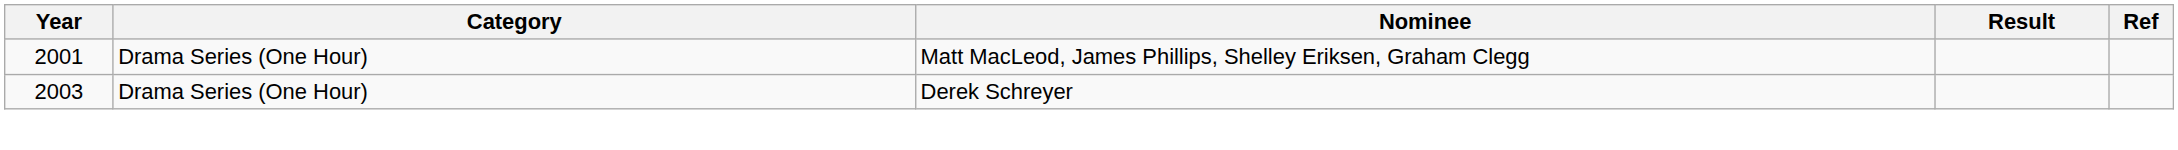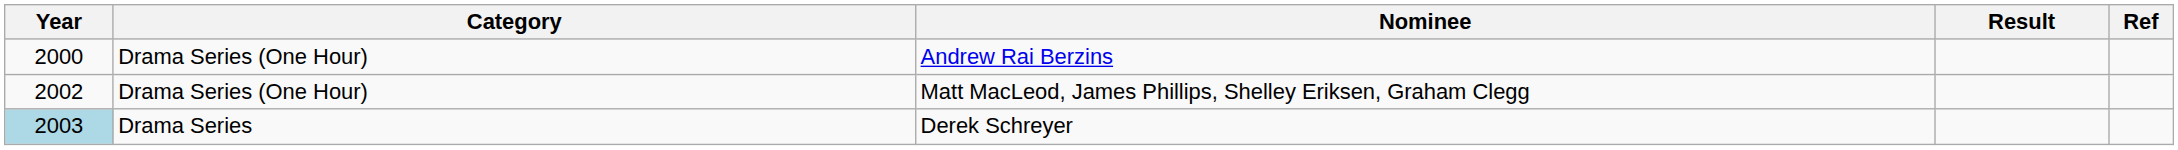+ row: (1017, 56)
(59, 56) 2001 -> (59, 91) 2002
(59, 91) no background -> (59, 126) lightblue background
(243, 91) Drama Series (One Hour) -> (185, 126) Drama Series
